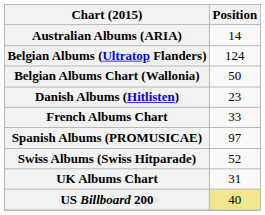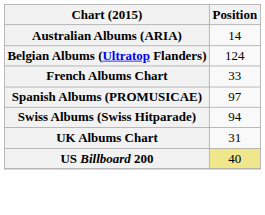- row: (107, 76)
- row: (107, 96)
(235, 158) 52 -> (235, 117) 94
